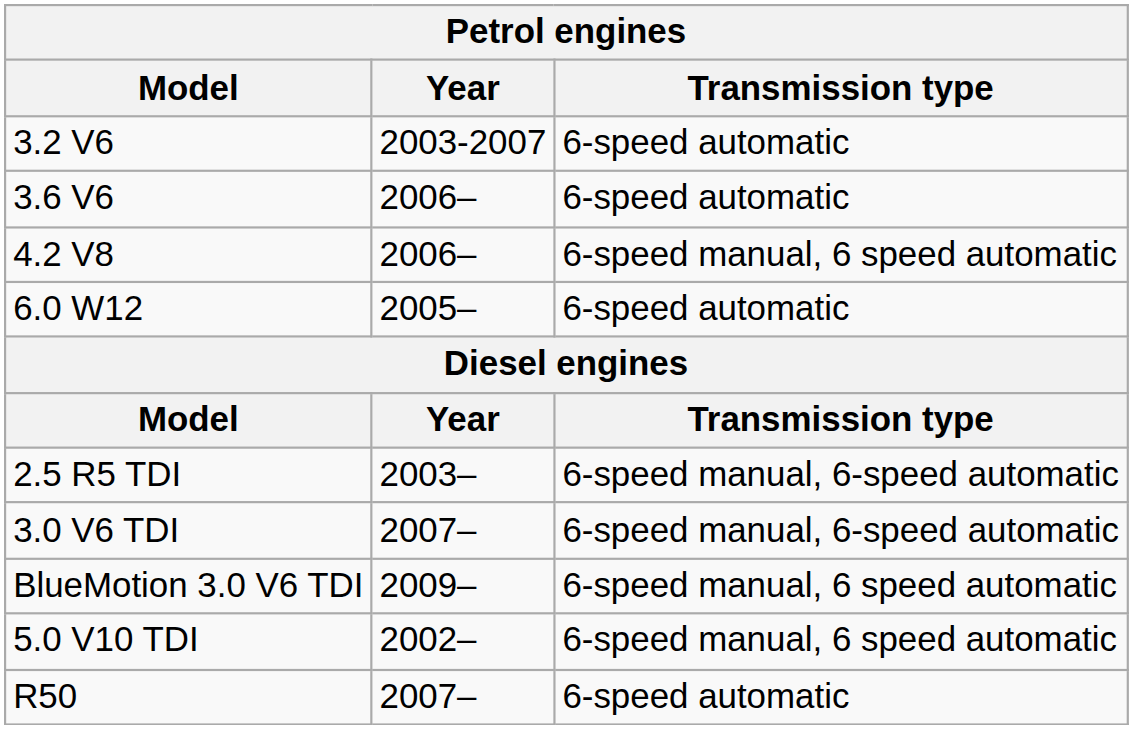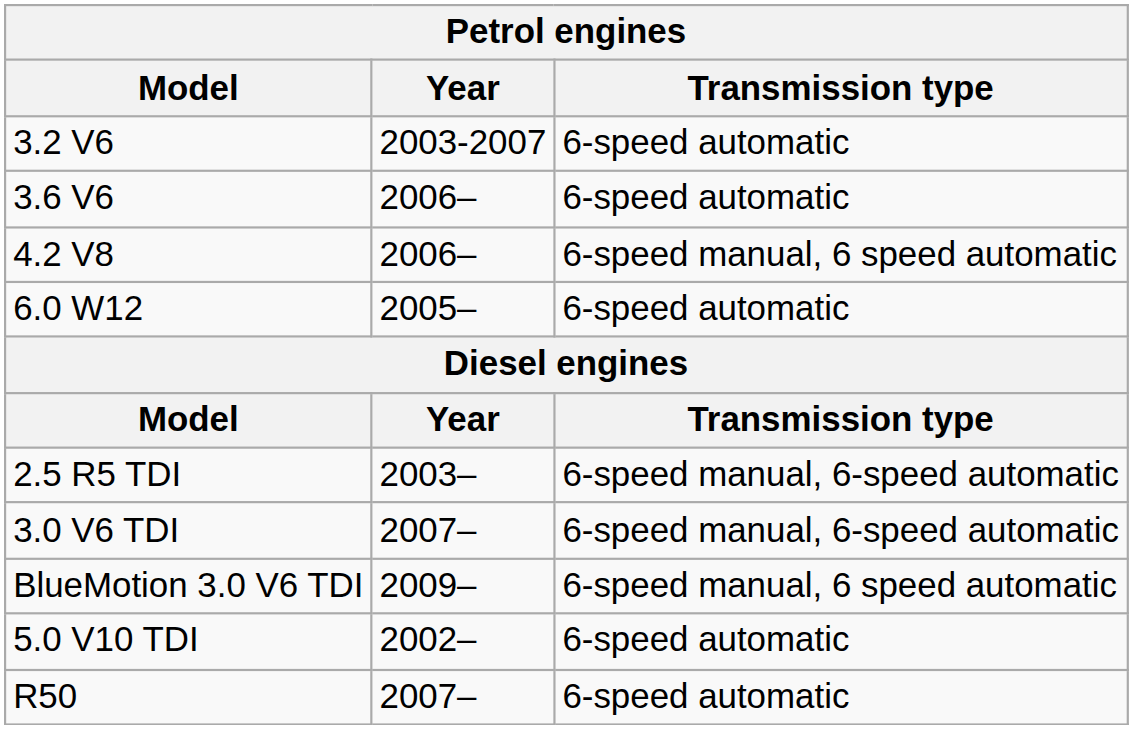(840, 640) 6-speed manual, 6 speed automatic -> (706, 640) 6-speed automatic
